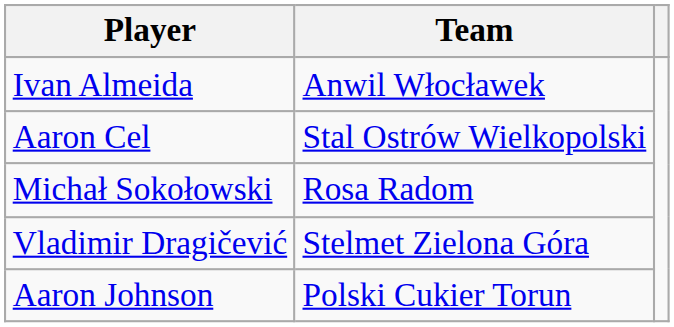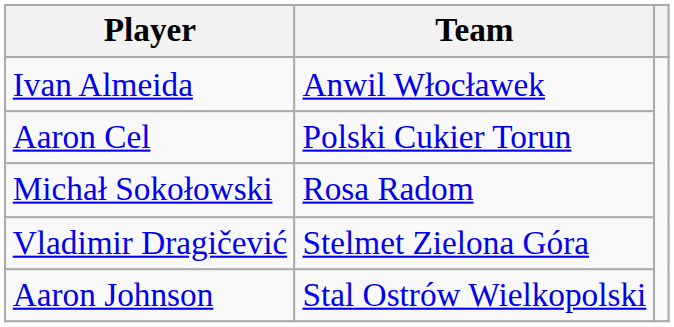(474, 136) Stal Ostrów Wielkopolski -> (437, 136) Polski Cukier Torun
(437, 294) Polski Cukier Torun -> (474, 294) Stal Ostrów Wielkopolski
